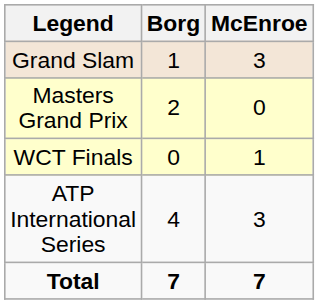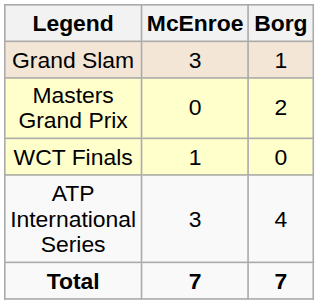columns swapped: (174, 23) <-> (259, 23)
